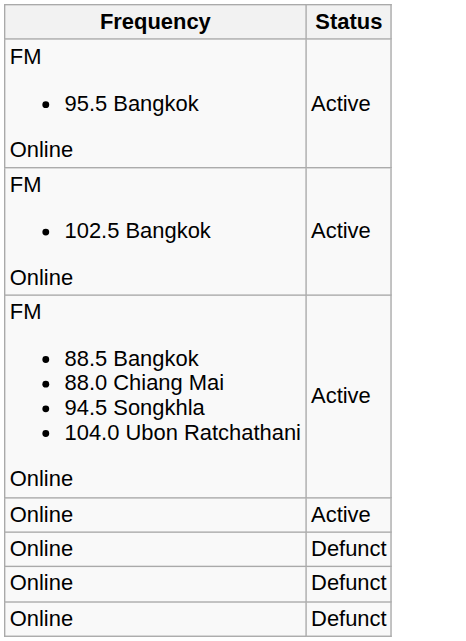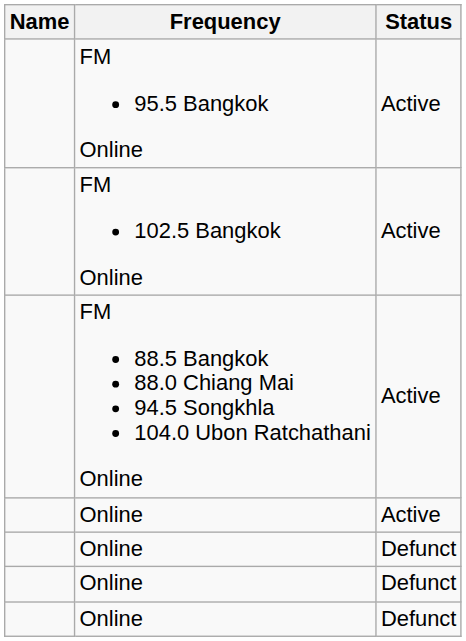+ column: (40, 21)
